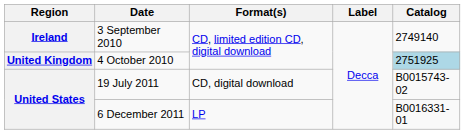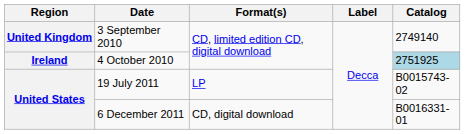(50, 36) Ireland -> (50, 36) United Kingdom
(50, 60) United Kingdom -> (50, 60) Ireland
(243, 84) CD, digital download -> (199, 84) LP
(199, 114) LP -> (243, 114) CD, digital download
